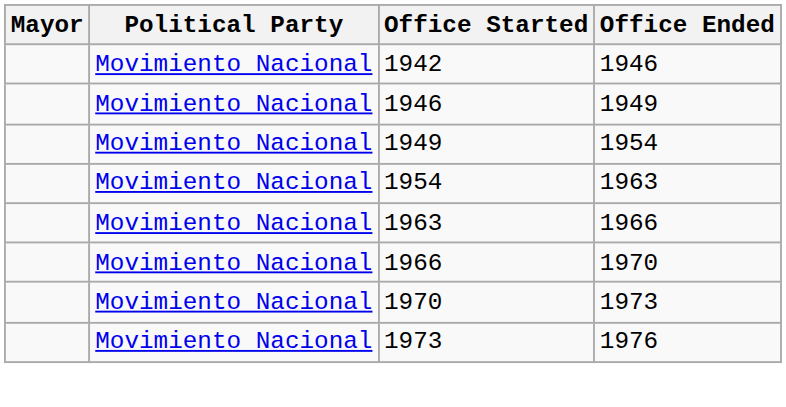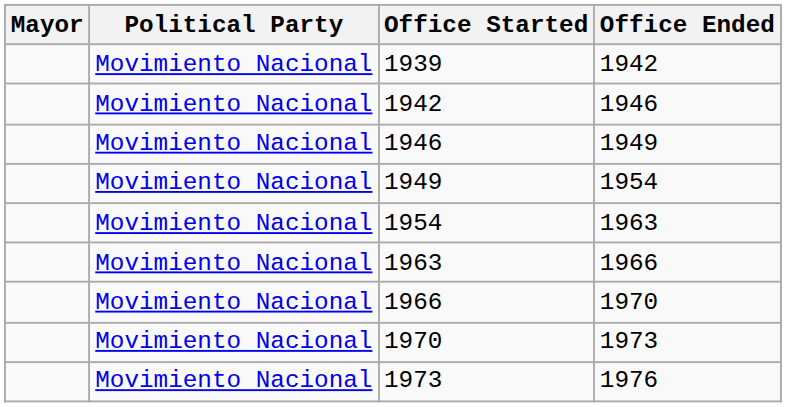+ row: (413, 64)
